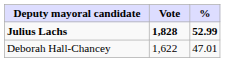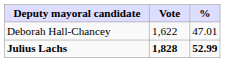rows swapped: (37, 31) <-> (59, 48)
